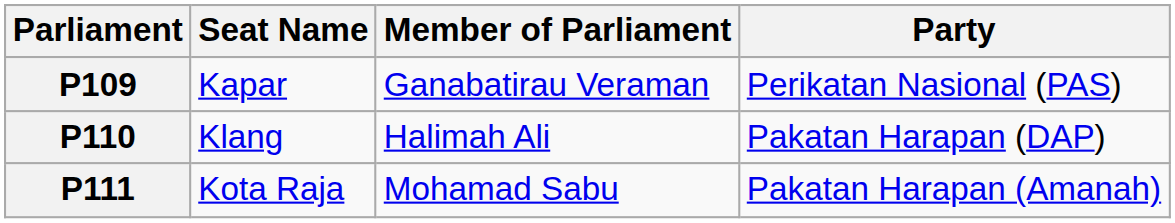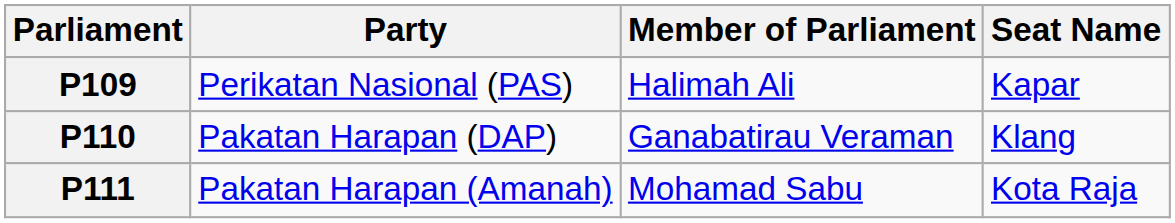columns swapped: (283, 30) <-> (954, 30)
(547, 83) Ganabatirau Veraman -> (711, 83) Halimah Ali
(467, 136) Halimah Ali -> (791, 136) Ganabatirau Veraman
